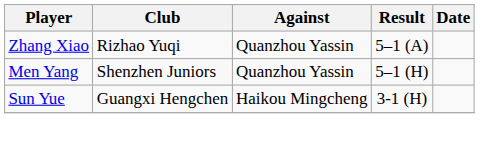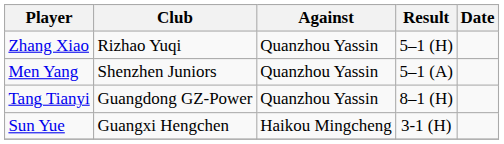(402, 44) 5–1 (A) -> (426, 44) 5–1 (H)
(402, 71) 5–1 (H) -> (426, 71) 5–1 (A)
+ row: (49, 98)
